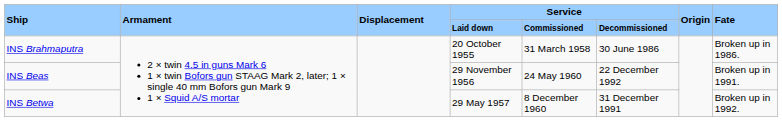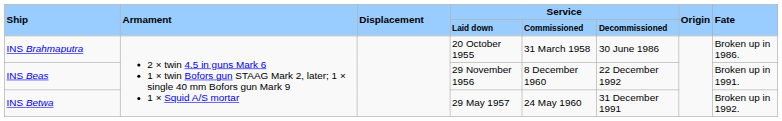(553, 76) 24 May 1960 -> (551, 76) 8 December 1960
(551, 103) 8 December 1960 -> (553, 103) 24 May 1960
